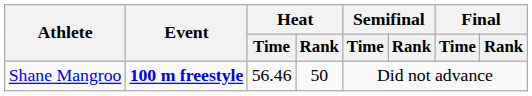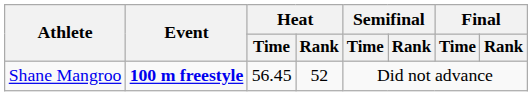(272, 76) 56.46 -> (272, 76) 56.45
(319, 76) 50 -> (319, 76) 52
